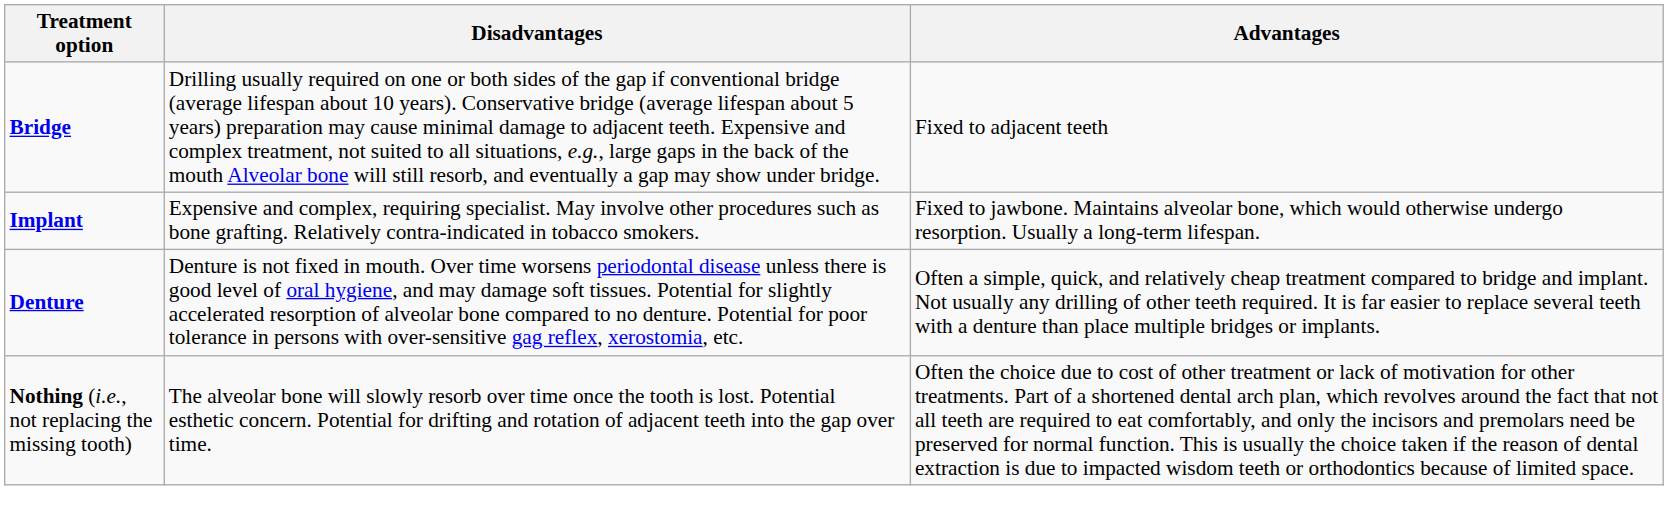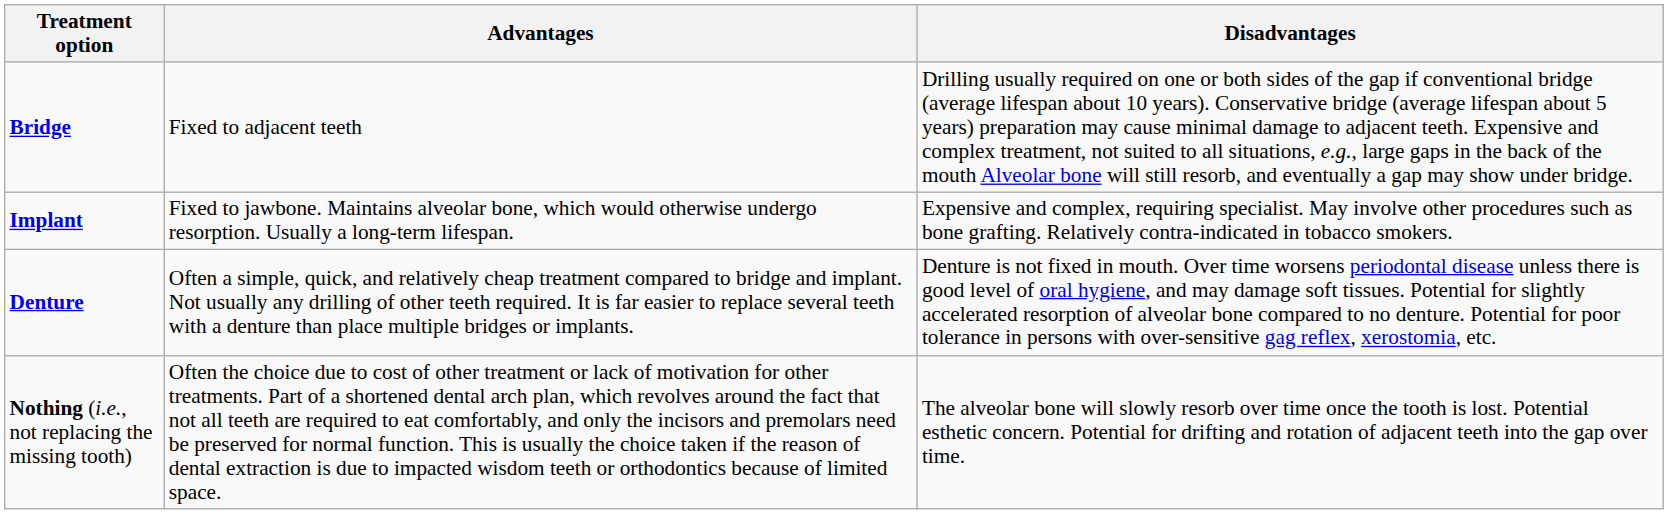columns swapped: (1287, 33) <-> (537, 33)
